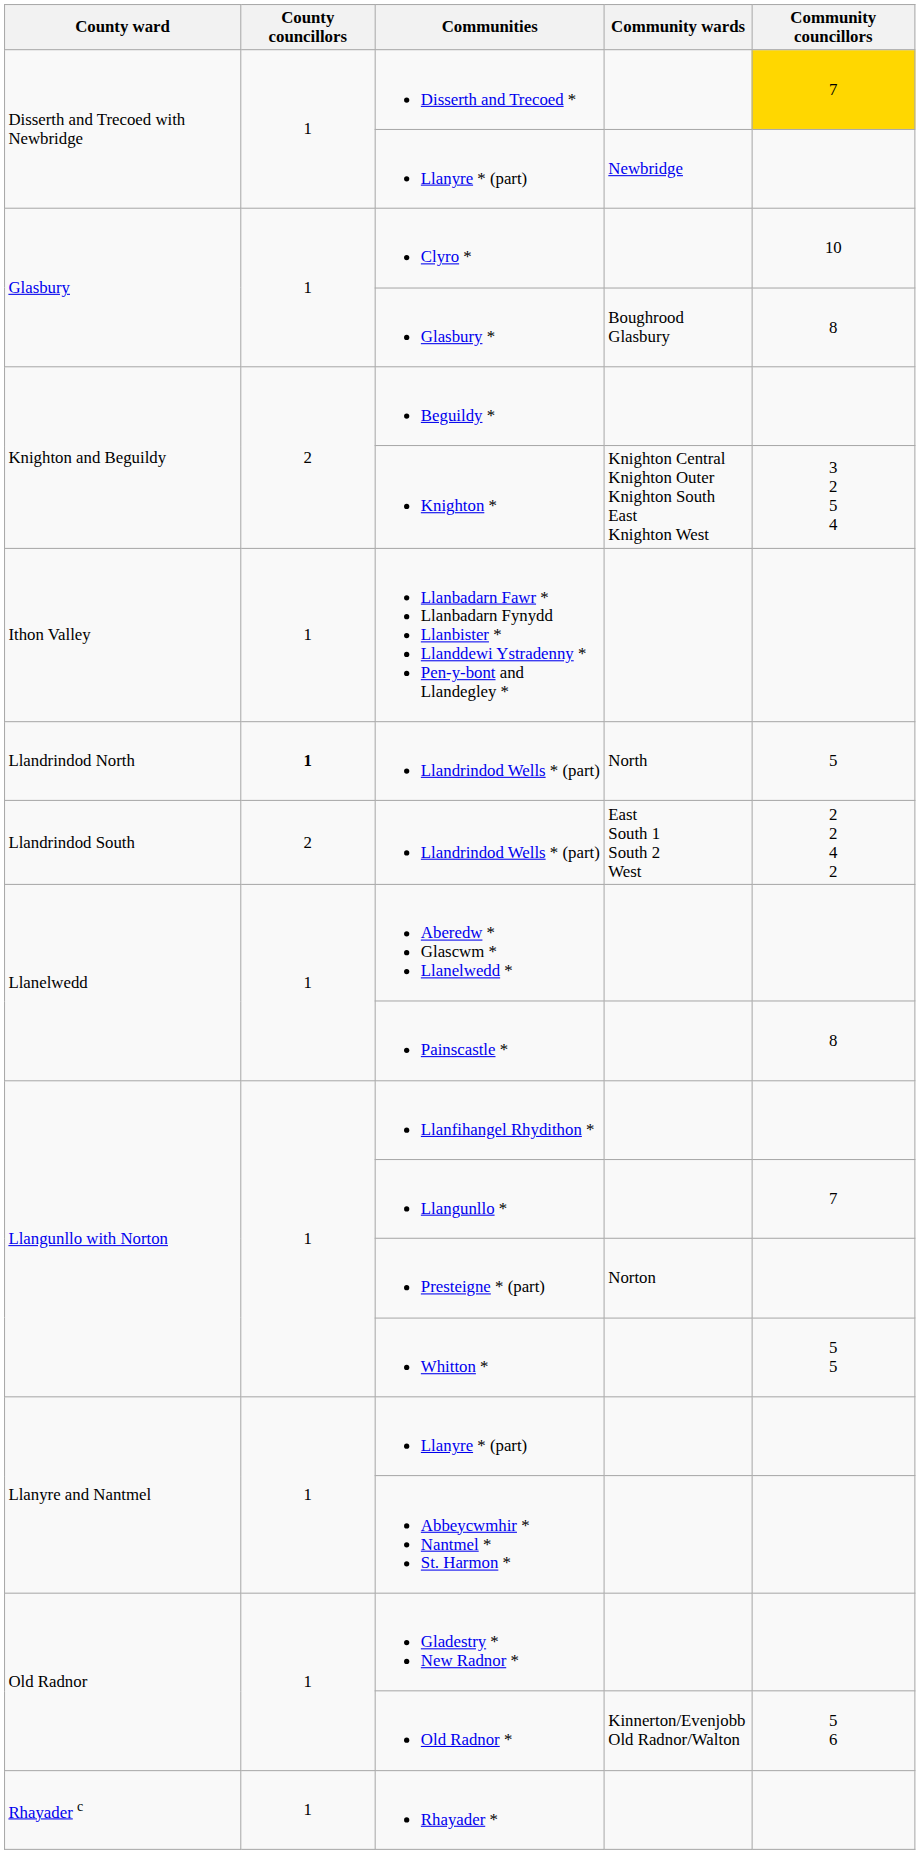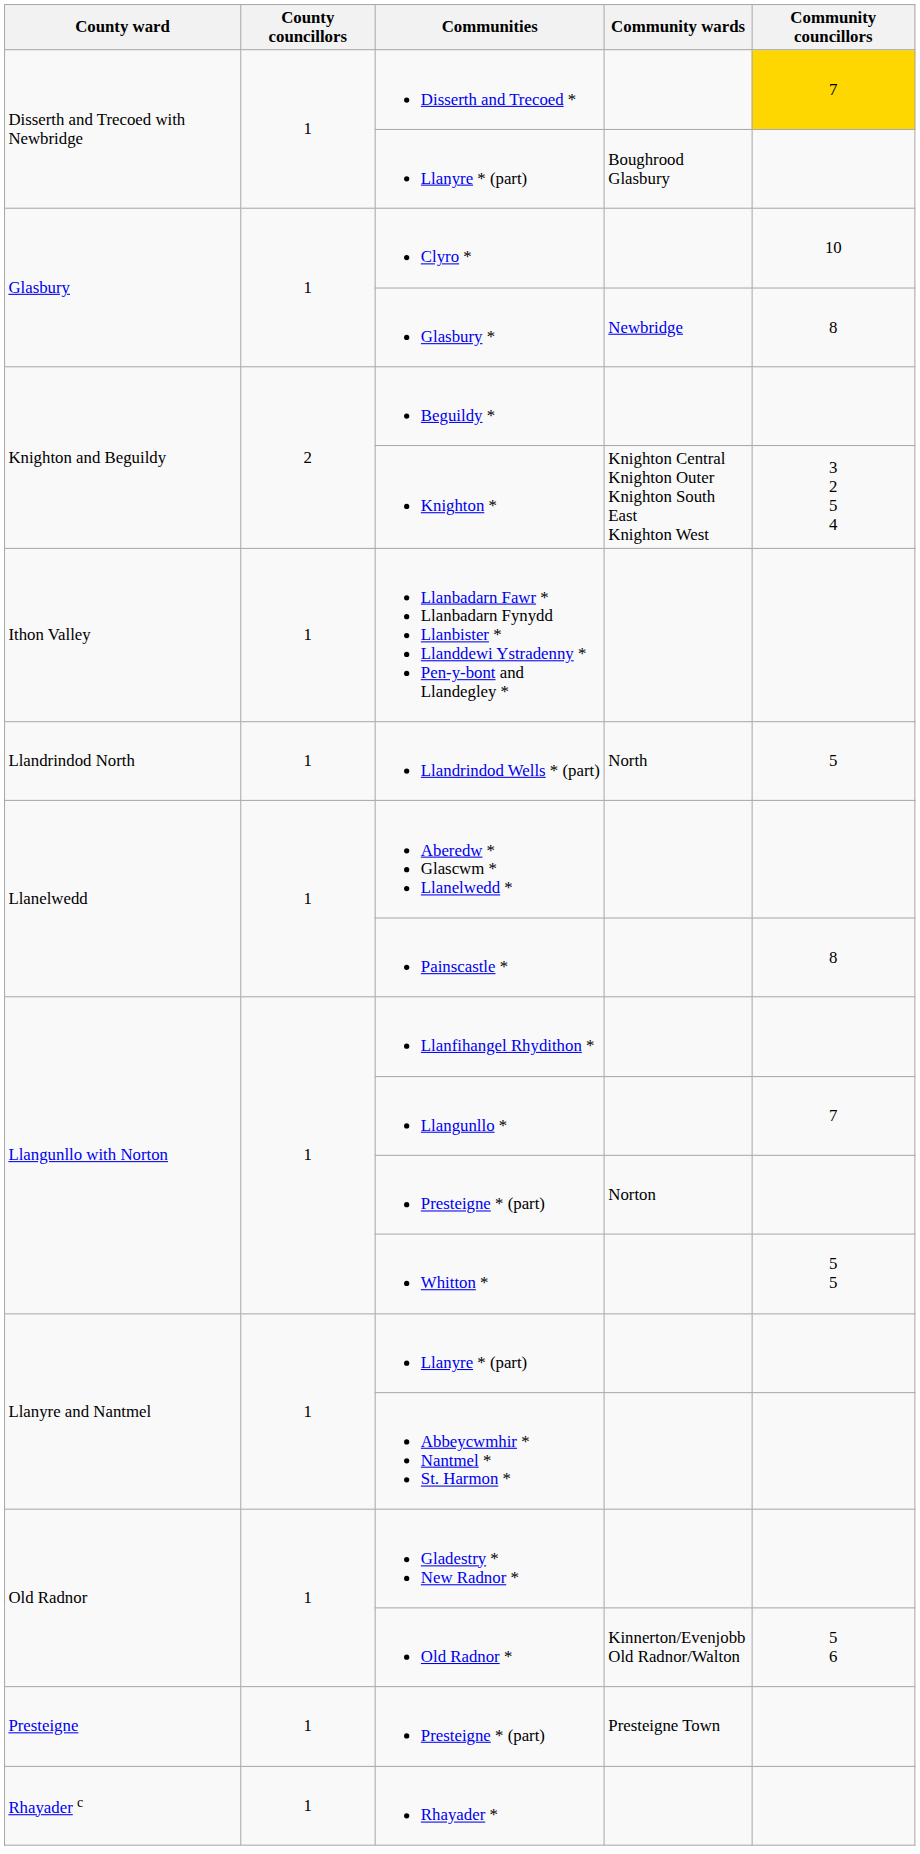(646, 168) Newbridge -> (646, 168) Boughrood Glasbury
(646, 327) Boughrood Glasbury -> (646, 327) Newbridge
(308, 761) bold -> (308, 761) normal
- row: (72, 842)
+ row: (43, 1726)
